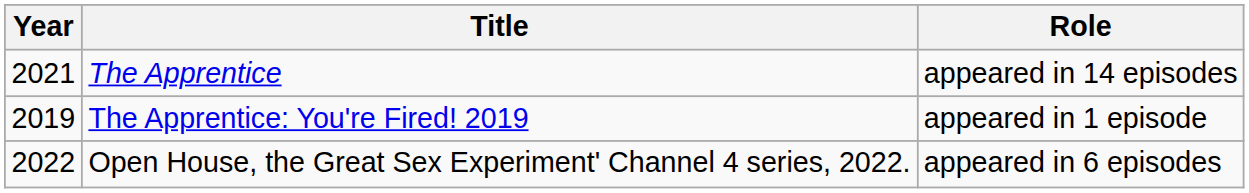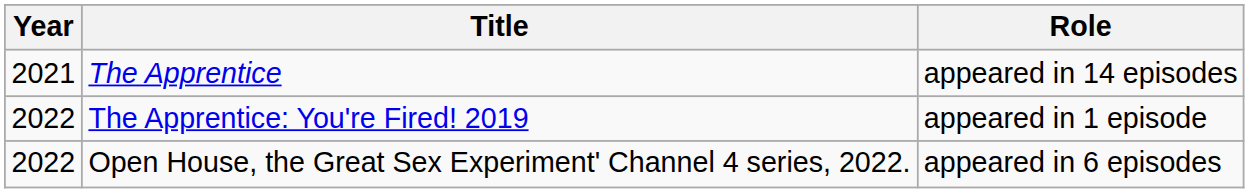(43, 118) 2019 -> (43, 118) 2022
